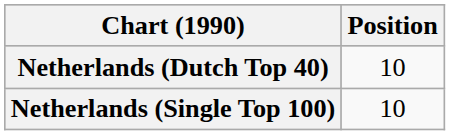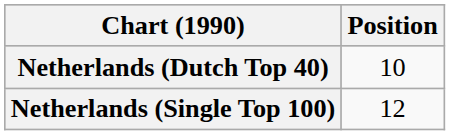(393, 108) 10 -> (393, 108) 12
